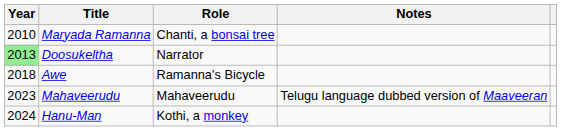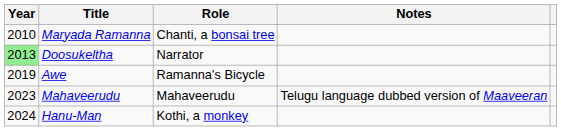(22, 75) 2018 -> (22, 75) 2019
